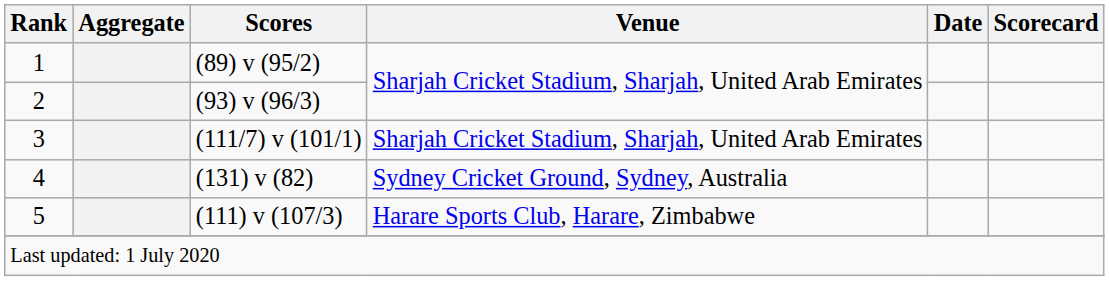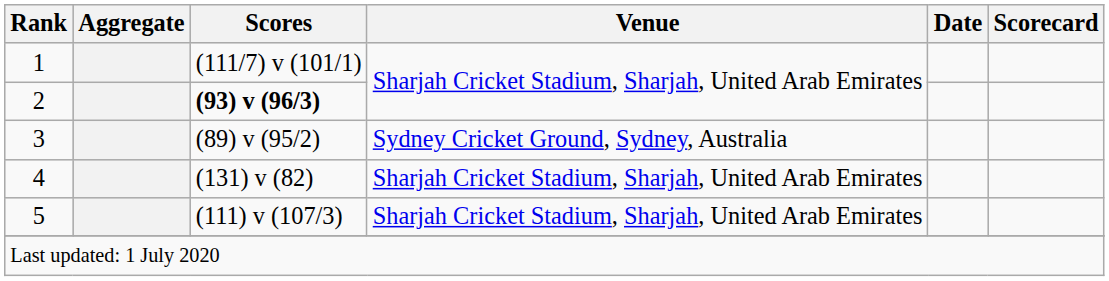(258, 62) (89) v (95/2) -> (279, 62) (111/7) v (101/1)
(258, 100) normal -> (258, 100) bold
(279, 139) (111/7) v (101/1) -> (258, 139) (89) v (95/2)
(648, 139) Sharjah Cricket Stadium, Sharjah, United Arab Emirates -> (580, 139) Sydney Cricket Ground, Sydney, Australia
(580, 178) Sydney Cricket Ground, Sydney, Australia -> (648, 178) Sharjah Cricket Stadium, Sharjah, United Arab Emirates
(564, 216) Harare Sports Club, Harare, Zimbabwe -> (648, 216) Sharjah Cricket Stadium, Sharjah, United Arab Emirates
